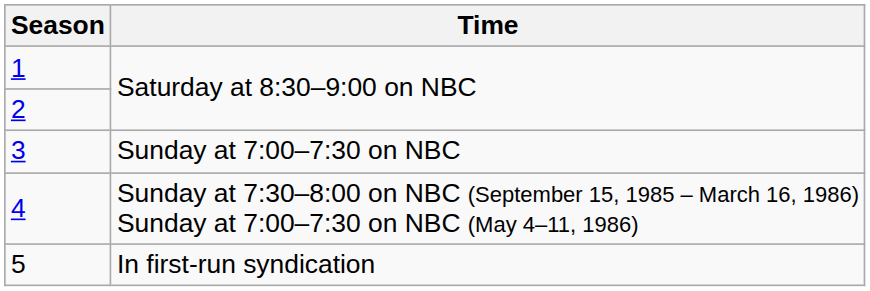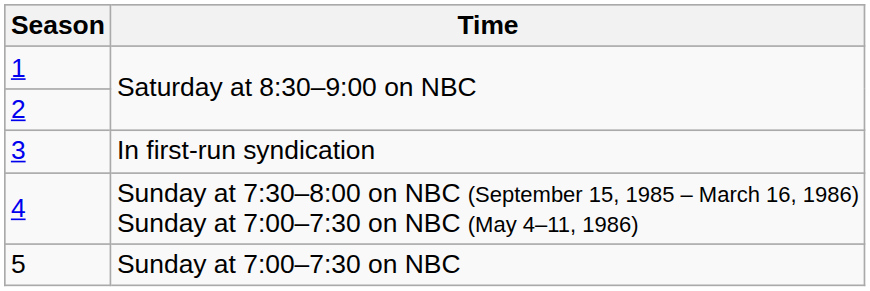(289, 151) Sunday at 7:00–7:30 on NBC -> (246, 151) In first-run syndication
(246, 264) In first-run syndication -> (289, 264) Sunday at 7:00–7:30 on NBC
